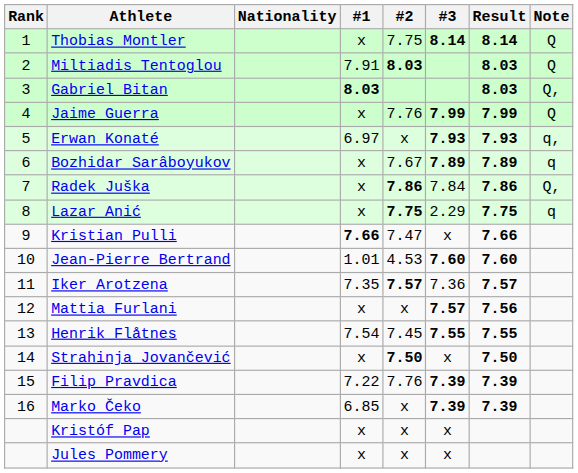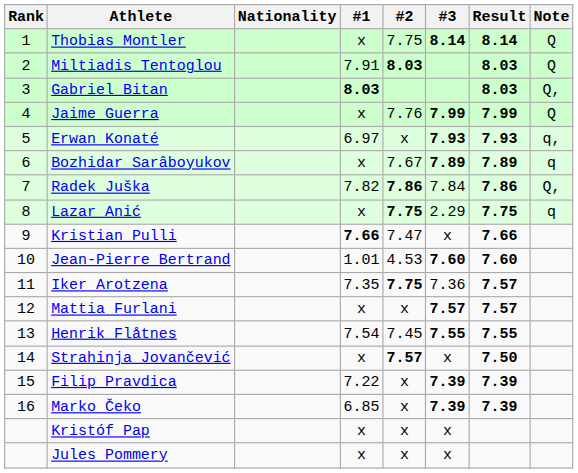(361, 187) x -> (361, 187) 7.82
(404, 285) 7.57 -> (404, 285) 7.75
(499, 309) 7.56 -> (499, 309) 7.57
(404, 358) 7.50 -> (404, 358) 7.57
(404, 382) 7.76 -> (404, 382) x
